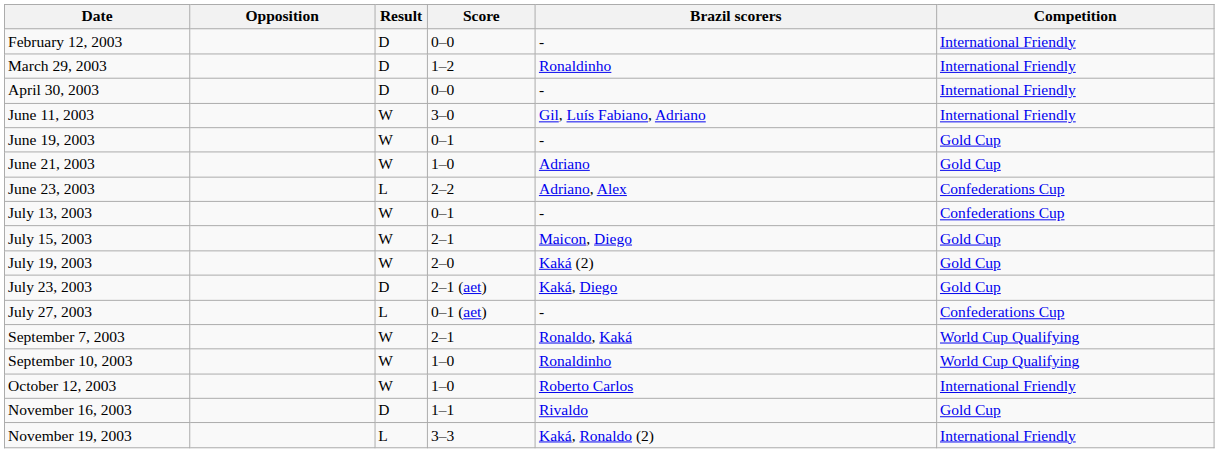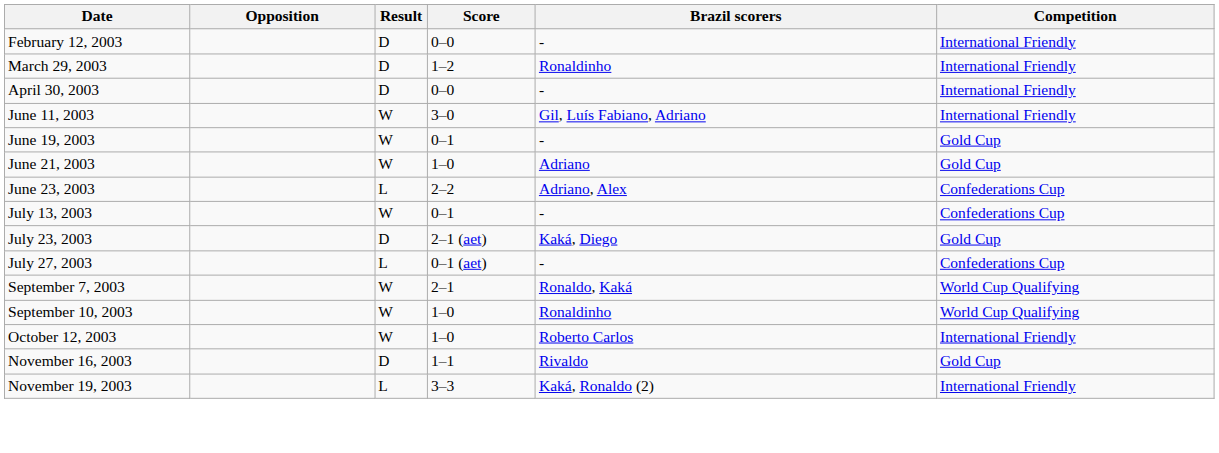- row: (50, 238)
- row: (50, 262)
